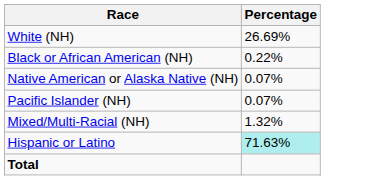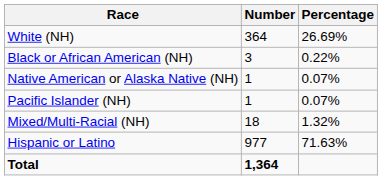+ column: (270, 15)
(267, 143) paleturquoise background -> (324, 143) no background
